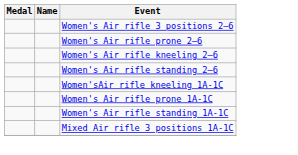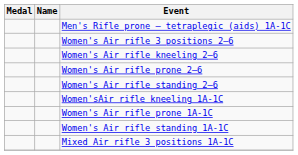+ row: (176, 26)
rows swapped: (140, 55) <-> (132, 40)
